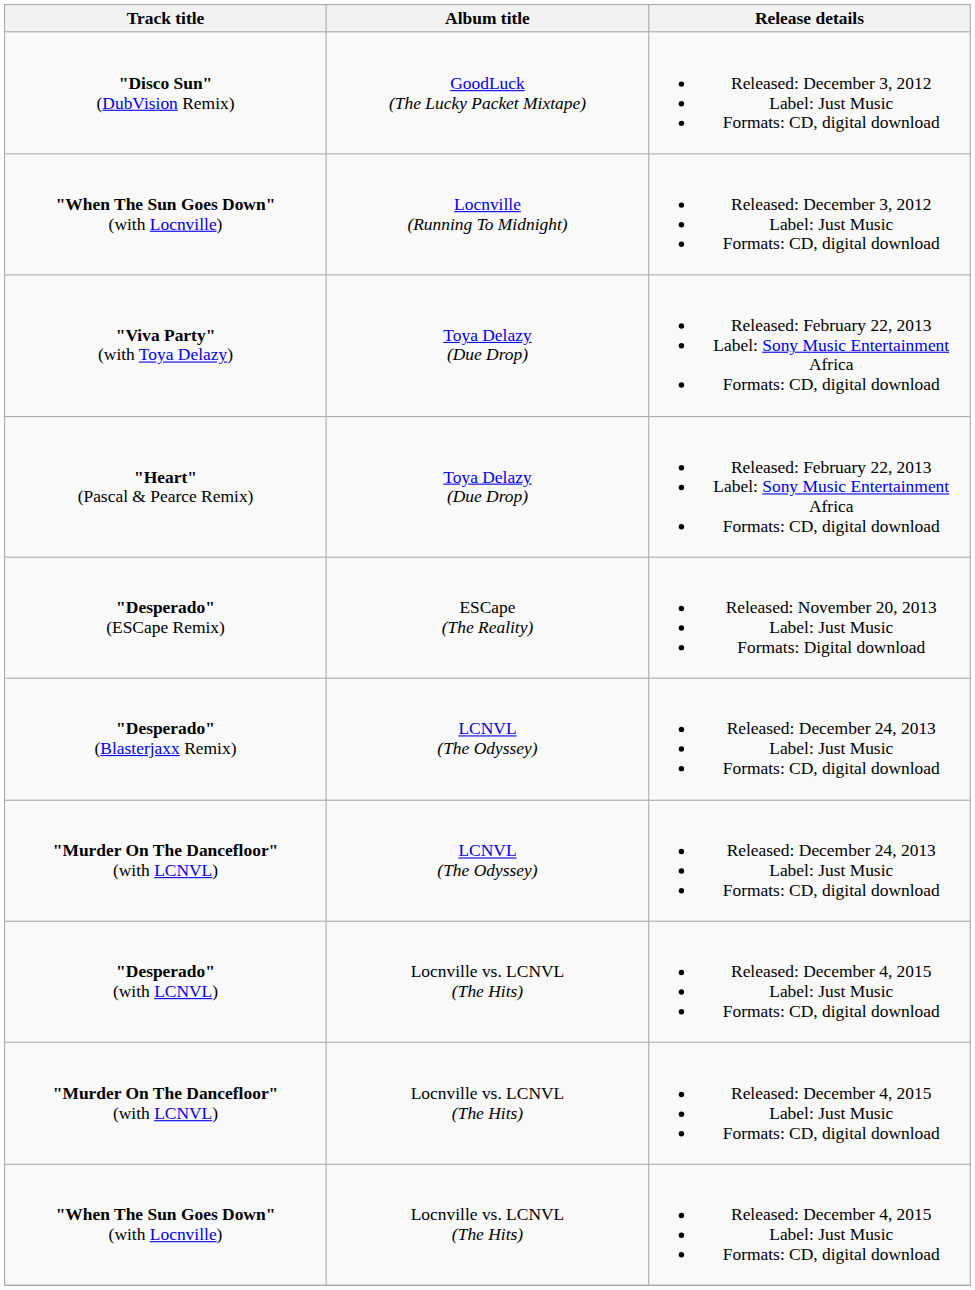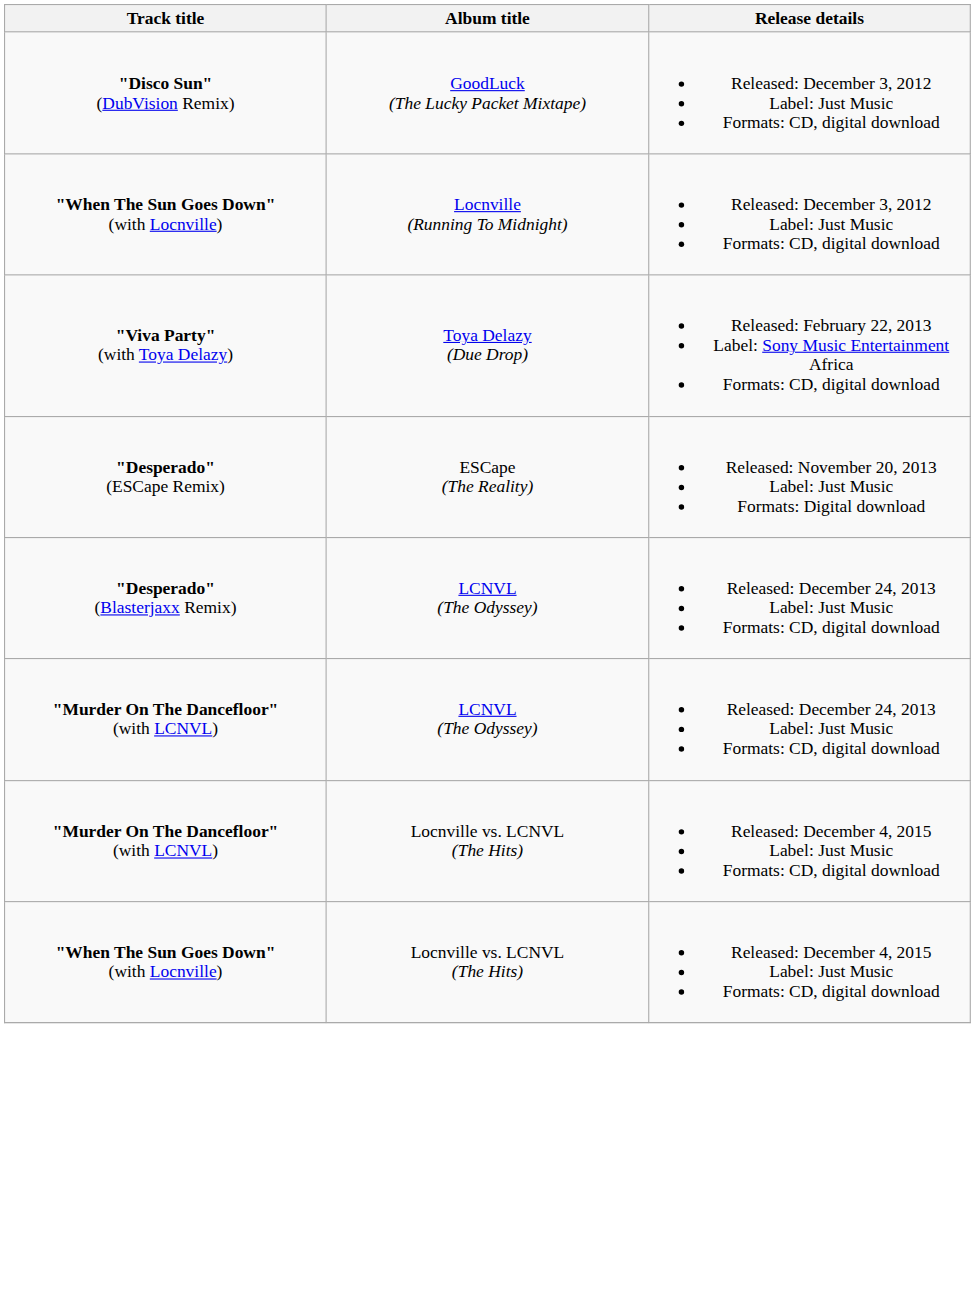- row: (166, 486)
- row: (166, 981)
